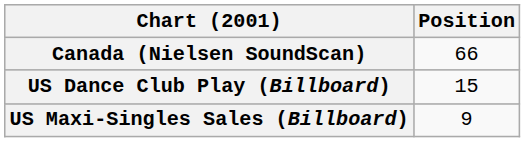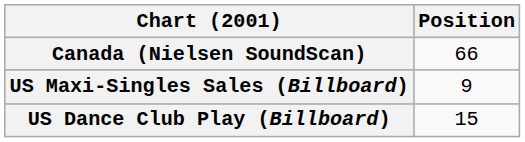rows swapped: (209, 87) <-> (209, 120)
